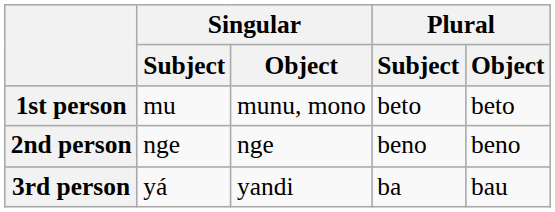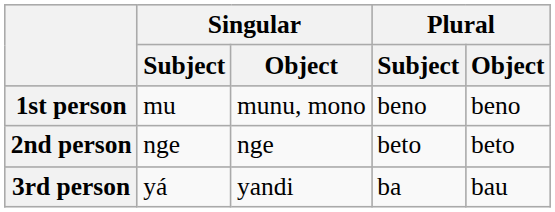(399, 105) beto -> (402, 105) beno
(493, 105) beto -> (496, 105) beno
(402, 145) beno -> (399, 145) beto
(496, 145) beno -> (493, 145) beto
